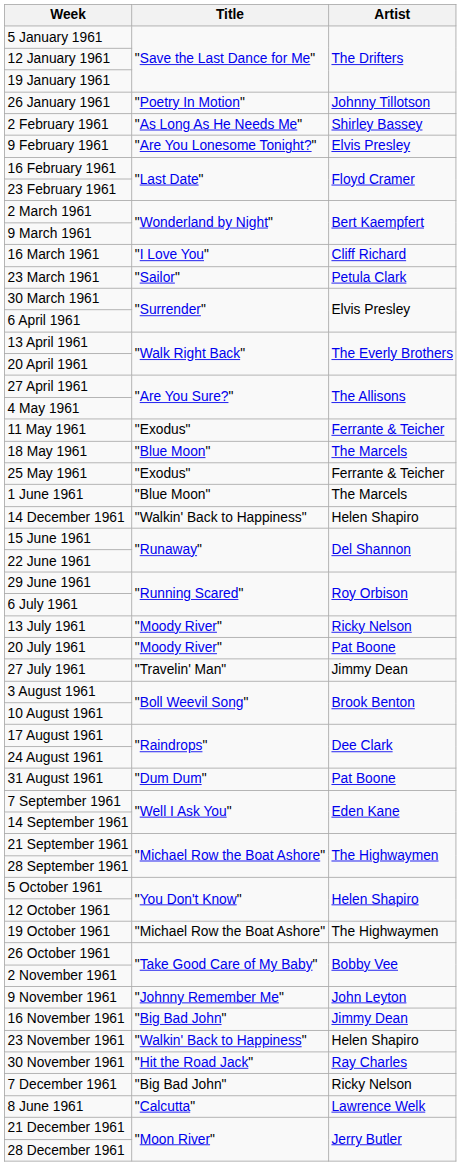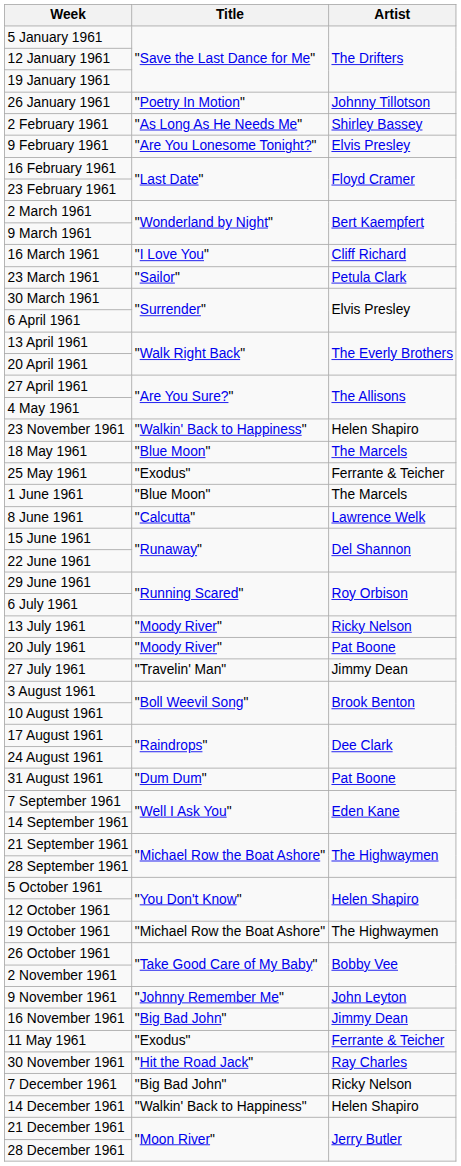rows swapped: (47, 430) <-> (66, 1041)
rows swapped: (45, 1106) <-> (66, 517)
